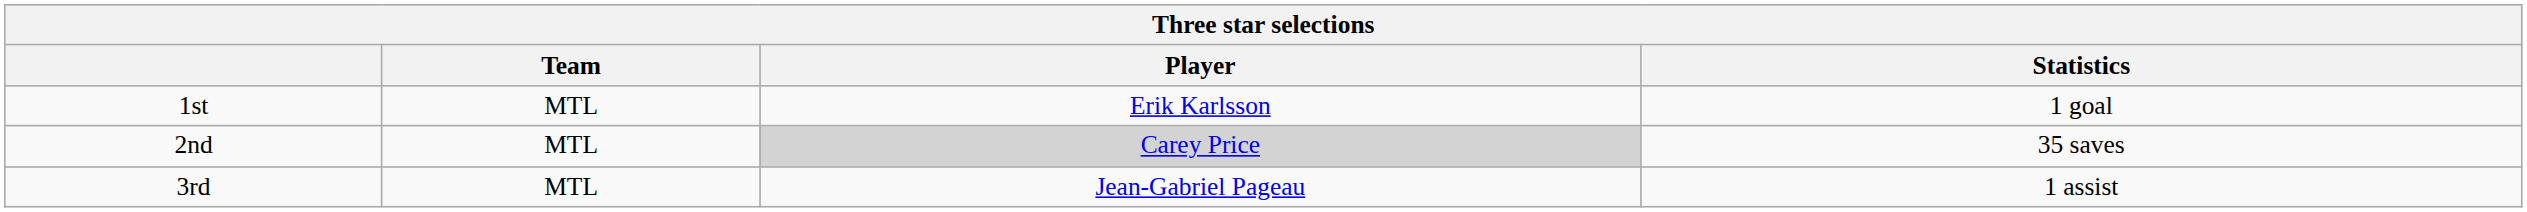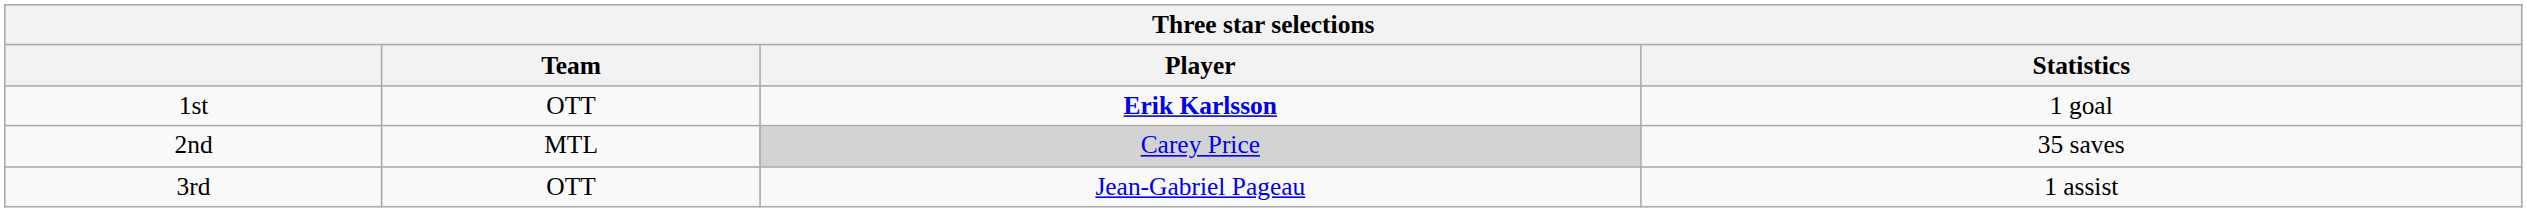(571, 105) MTL -> (571, 105) OTT
(1200, 105) normal -> (1200, 105) bold
(571, 186) MTL -> (571, 186) OTT
